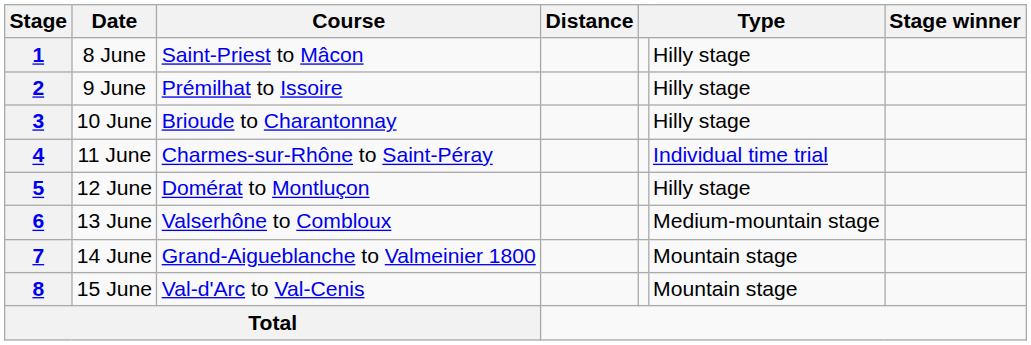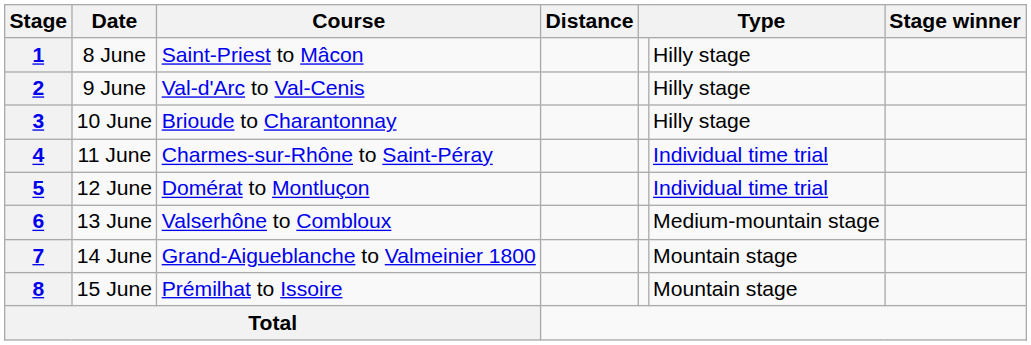(252, 88) Prémilhat to Issoire -> (263, 88) Val-d'Arc to Val-Cenis
(702, 188) Hilly stage -> (741, 188) Individual time trial
(263, 289) Val-d'Arc to Val-Cenis -> (252, 289) Prémilhat to Issoire
